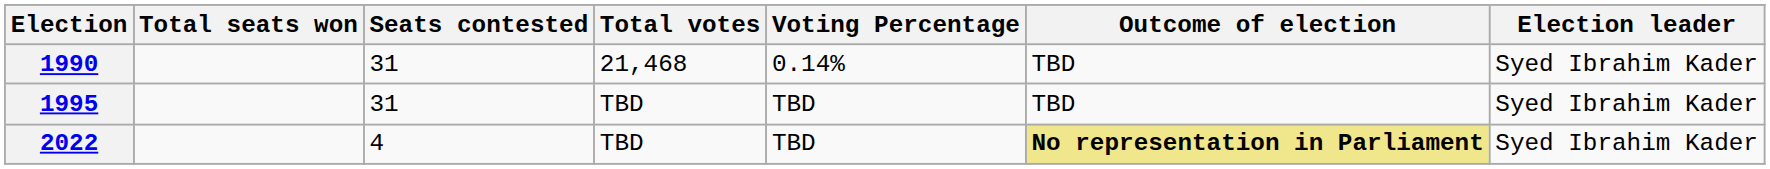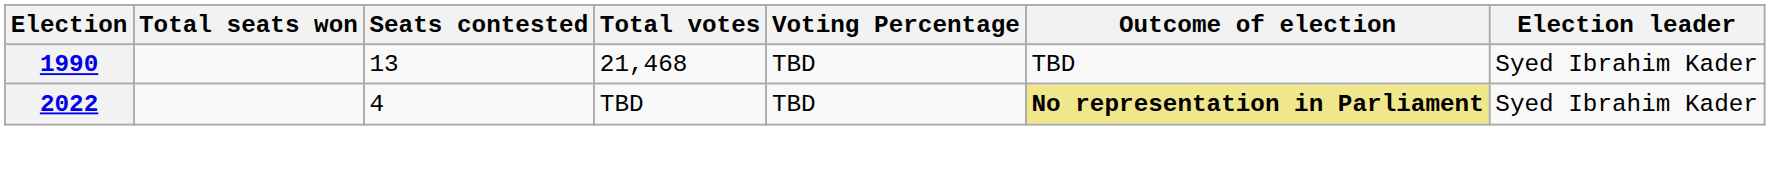(384, 64) 31 -> (384, 64) 13
(808, 64) 0.14% -> (794, 64) TBD
- row: (69, 104)
